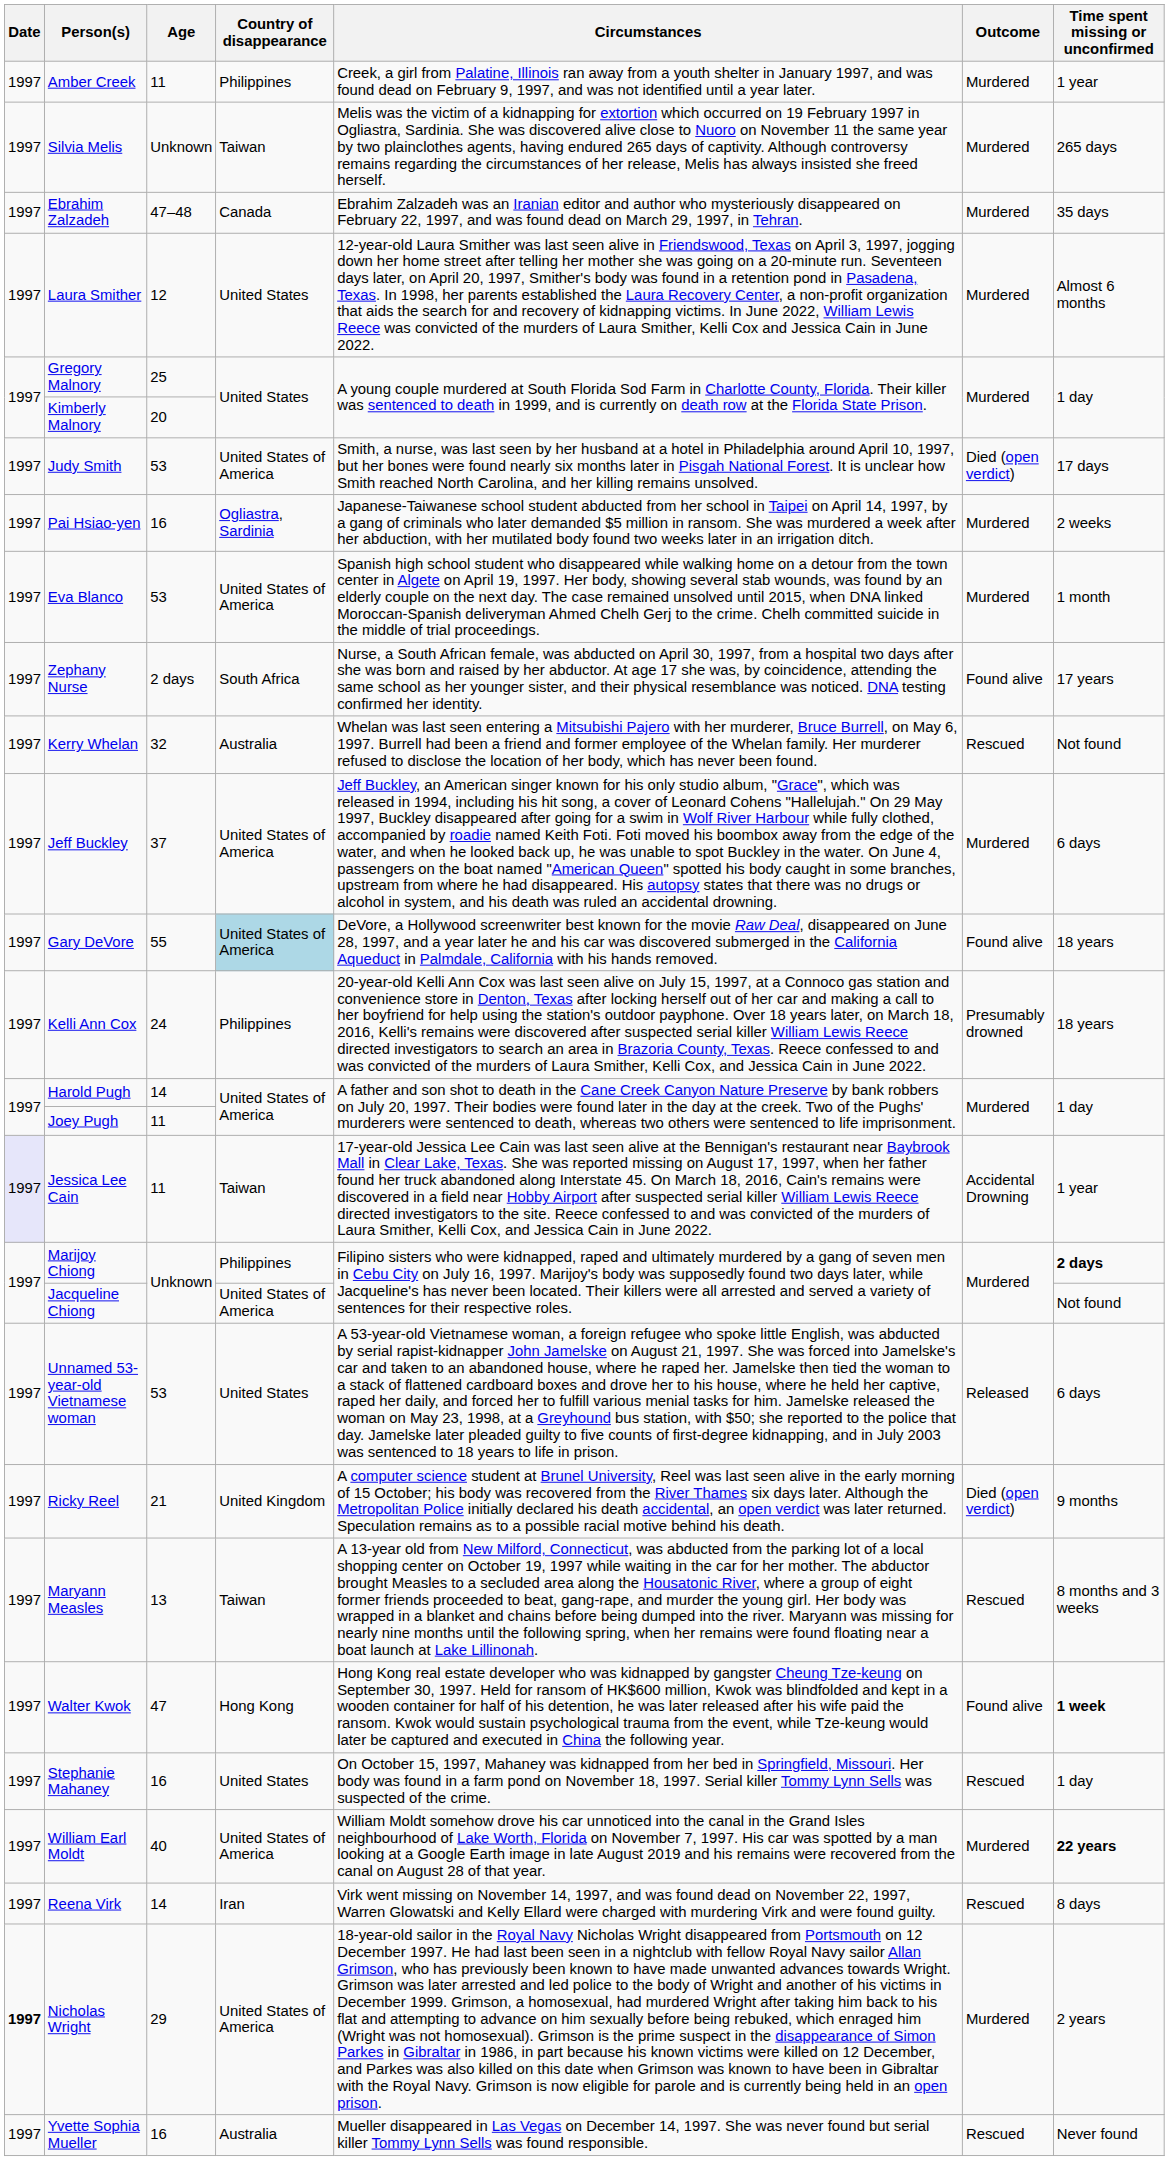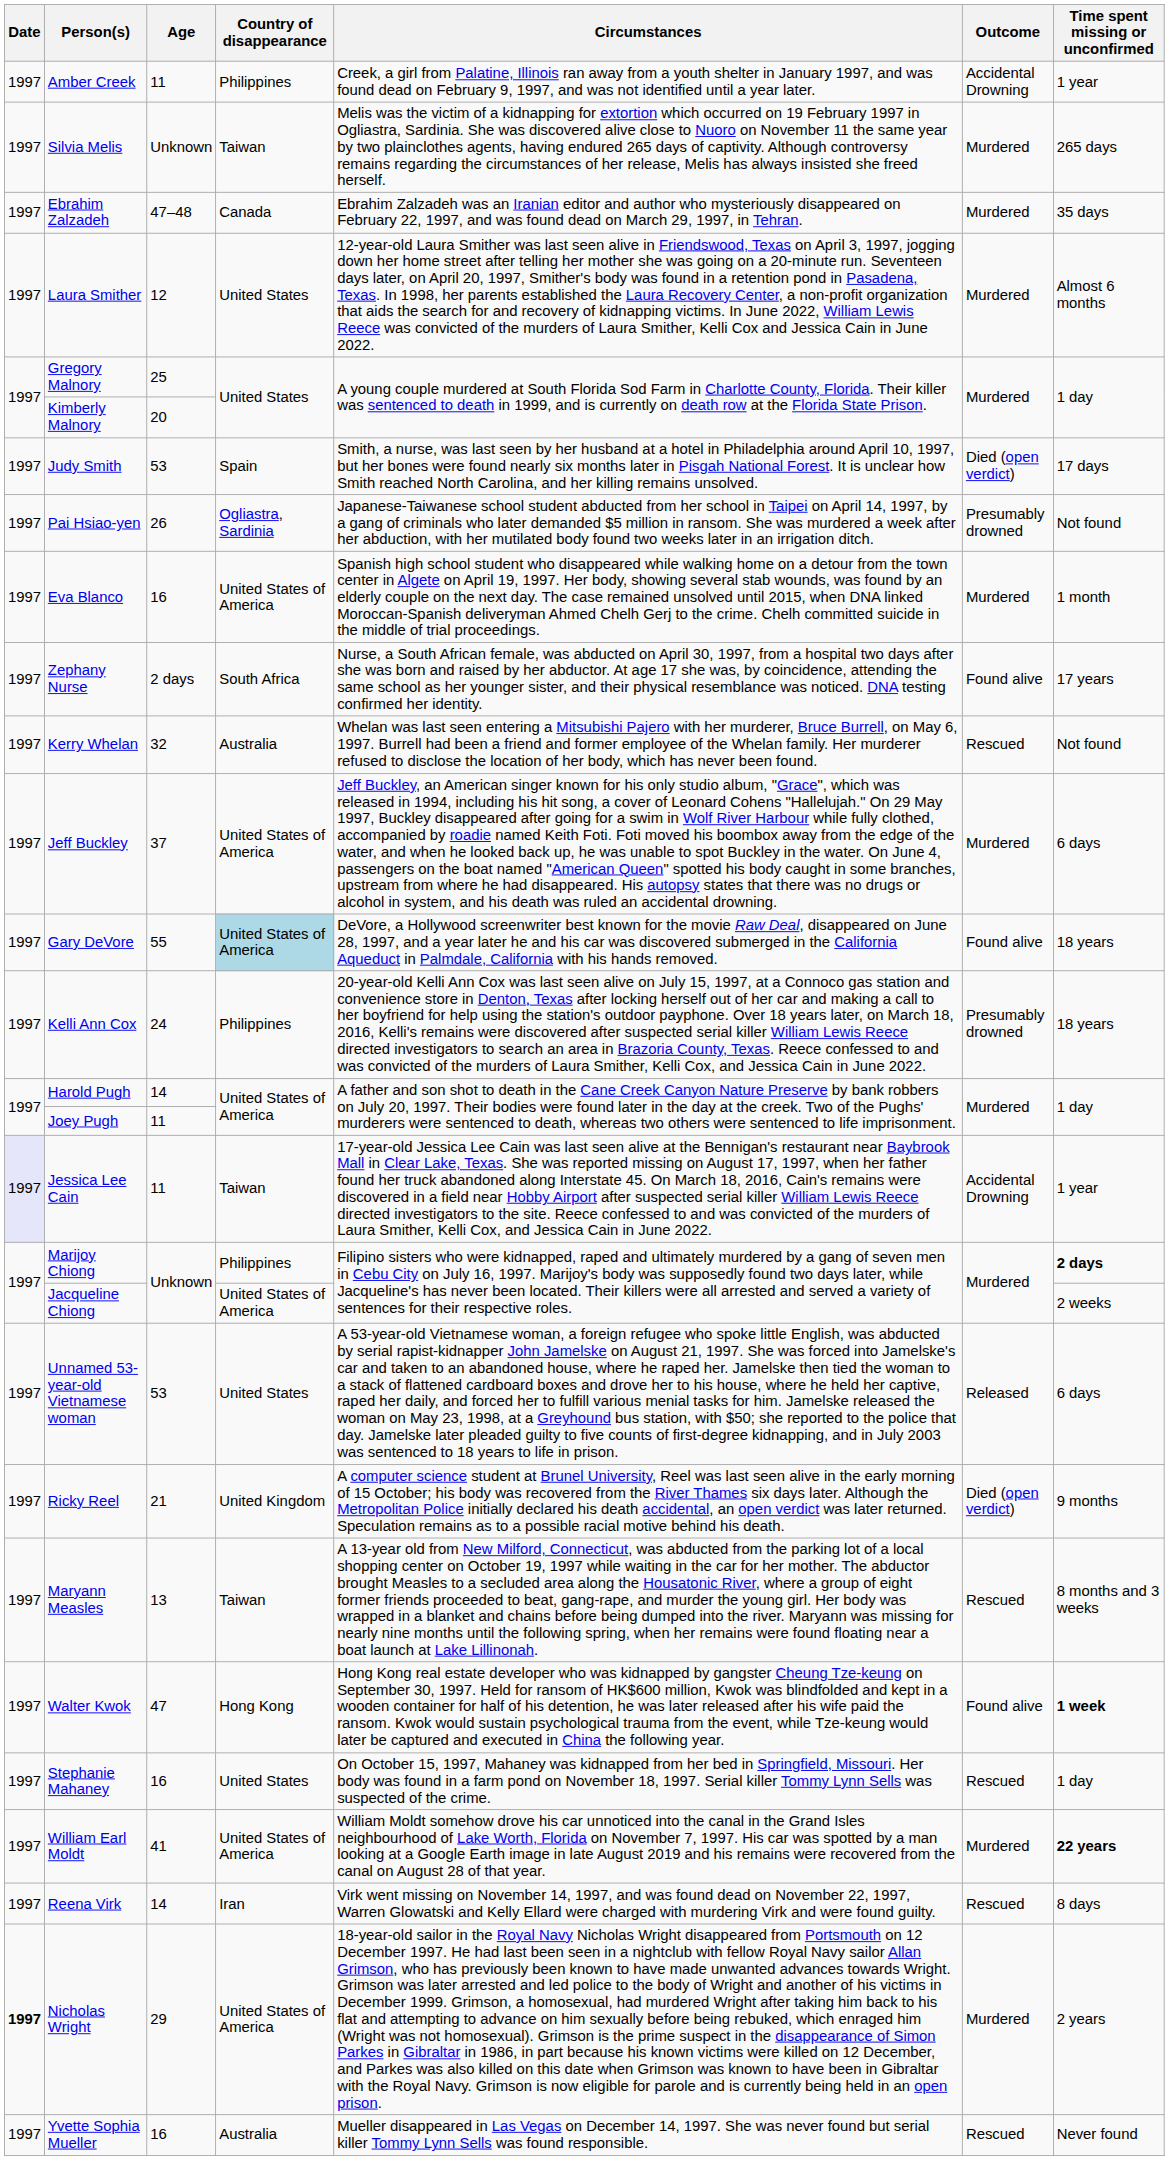(998, 81) Murdered -> (1000, 81) Accidental Drowning
(272, 466) United States of America -> (238, 466) Spain
(159, 523) 16 -> (159, 523) 26
(998, 523) Murdered -> (1005, 523) Presumably drowned
(1084, 523) 2 weeks -> (1089, 523) Not found
(159, 596) 53 -> (159, 596) 16
(1089, 1303) Not found -> (1084, 1303) 2 weeks
(159, 1846) 40 -> (159, 1846) 41
